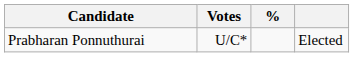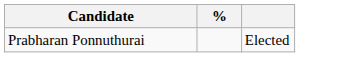- column: (224, 16)
